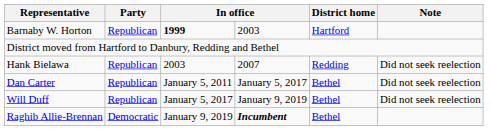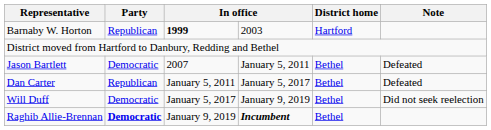- row: (38, 64)
+ row: (37, 64)
(430, 82) Did not seek reelection -> (403, 82) Defeated
(132, 99) Republican -> (133, 99) Democratic
(133, 116) normal -> (135, 116) bold
